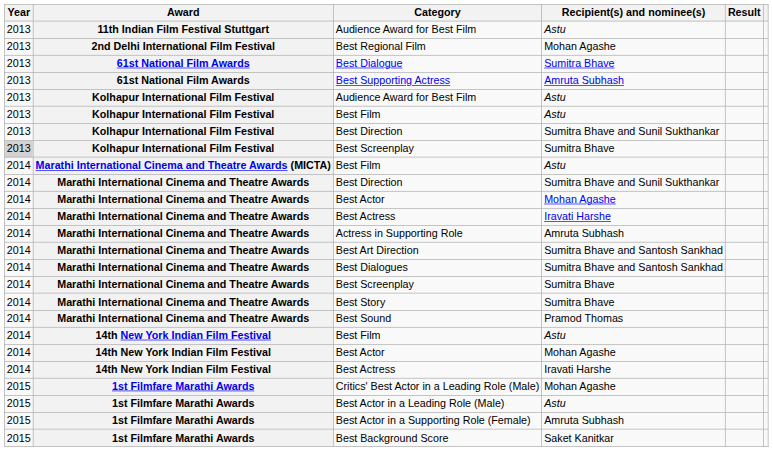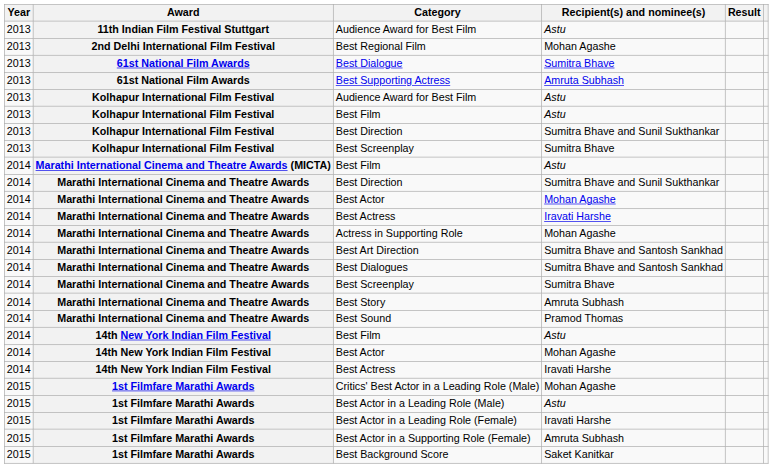(19, 149) lightgrey background -> (19, 149) no background
(584, 234) Amruta Subhash -> (580, 234) Mohan Agashe
(579, 302) Sumitra Bhave -> (584, 302) Amruta Subhash
+ row: (183, 421)
